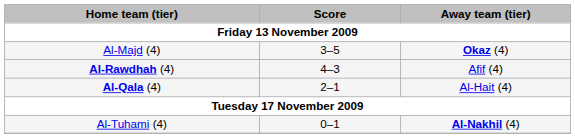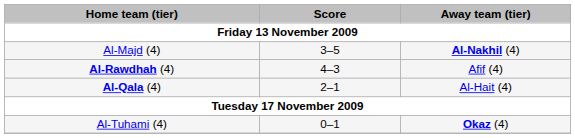(486, 51) Okaz (4) -> (486, 51) Al-Nakhil (4)
(486, 125) Al-Nakhil (4) -> (486, 125) Okaz (4)
